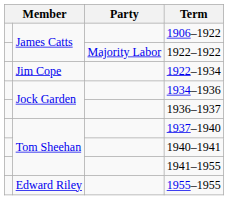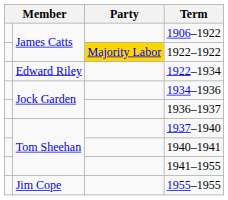(124, 52) no background -> (124, 52) gold background
(39, 71) Jim Cope -> (49, 71) Edward Riley
(49, 185) Edward Riley -> (39, 185) Jim Cope
